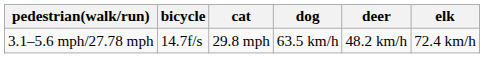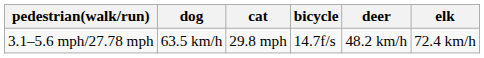columns swapped: (183, 16) <-> (308, 16)
